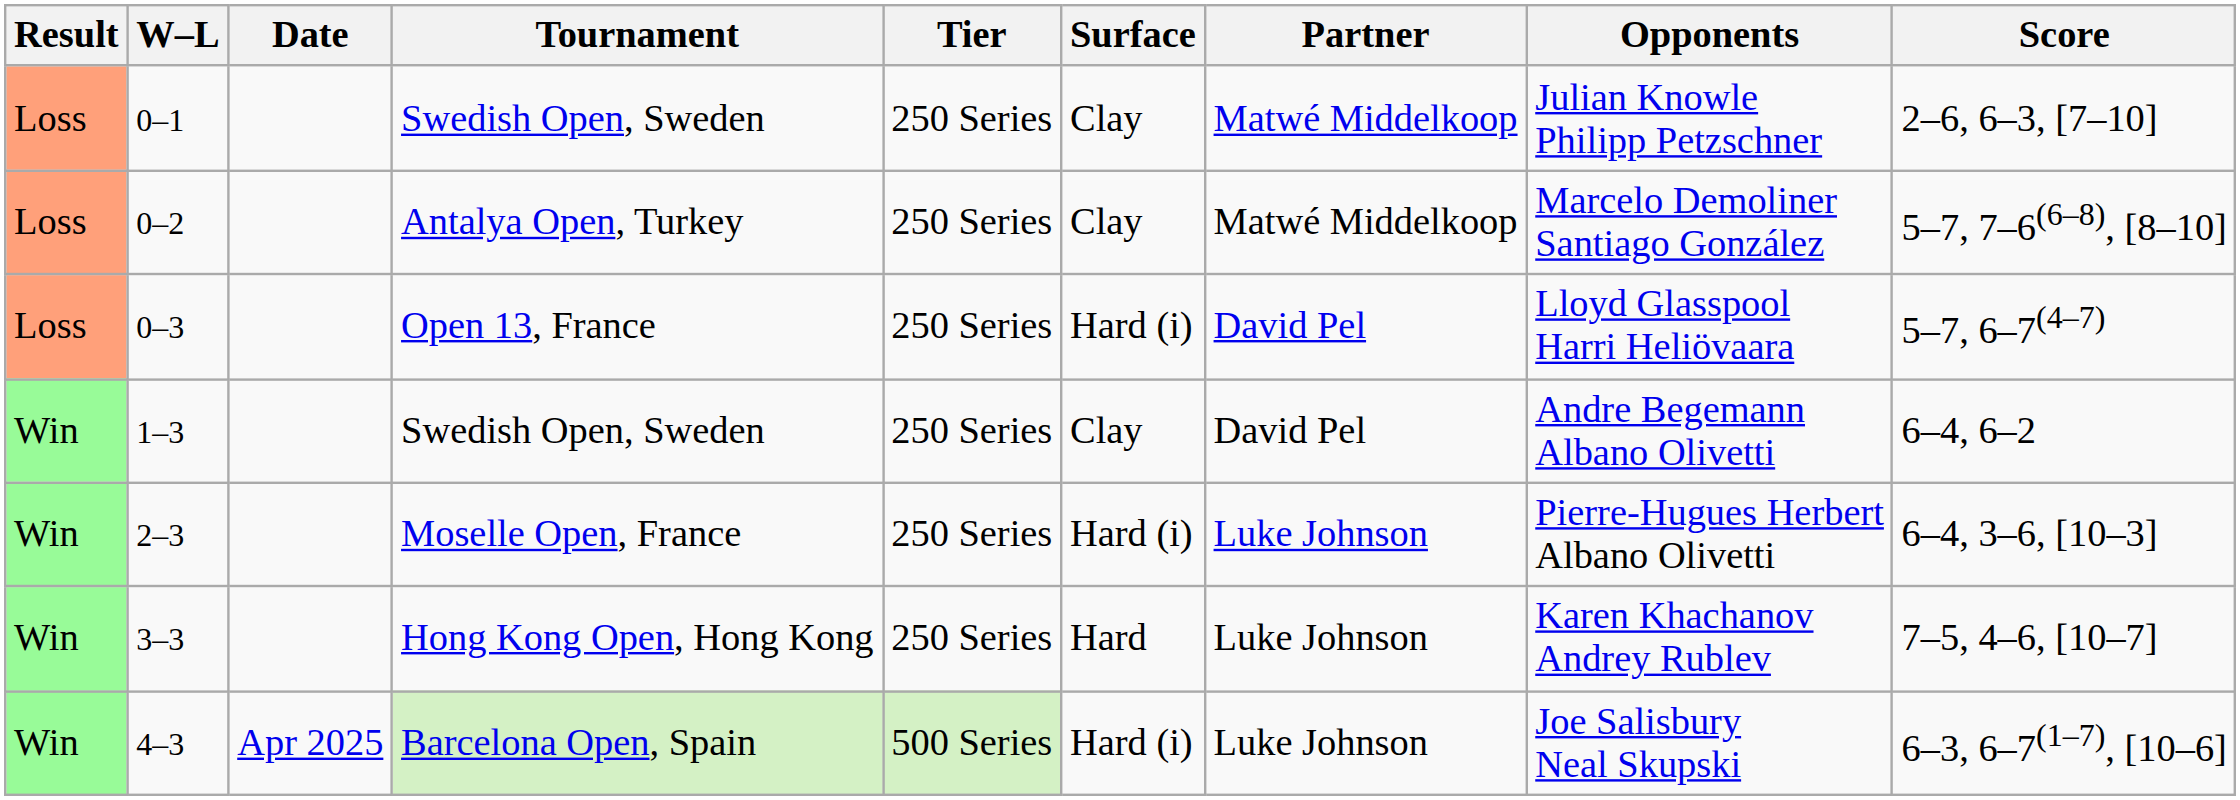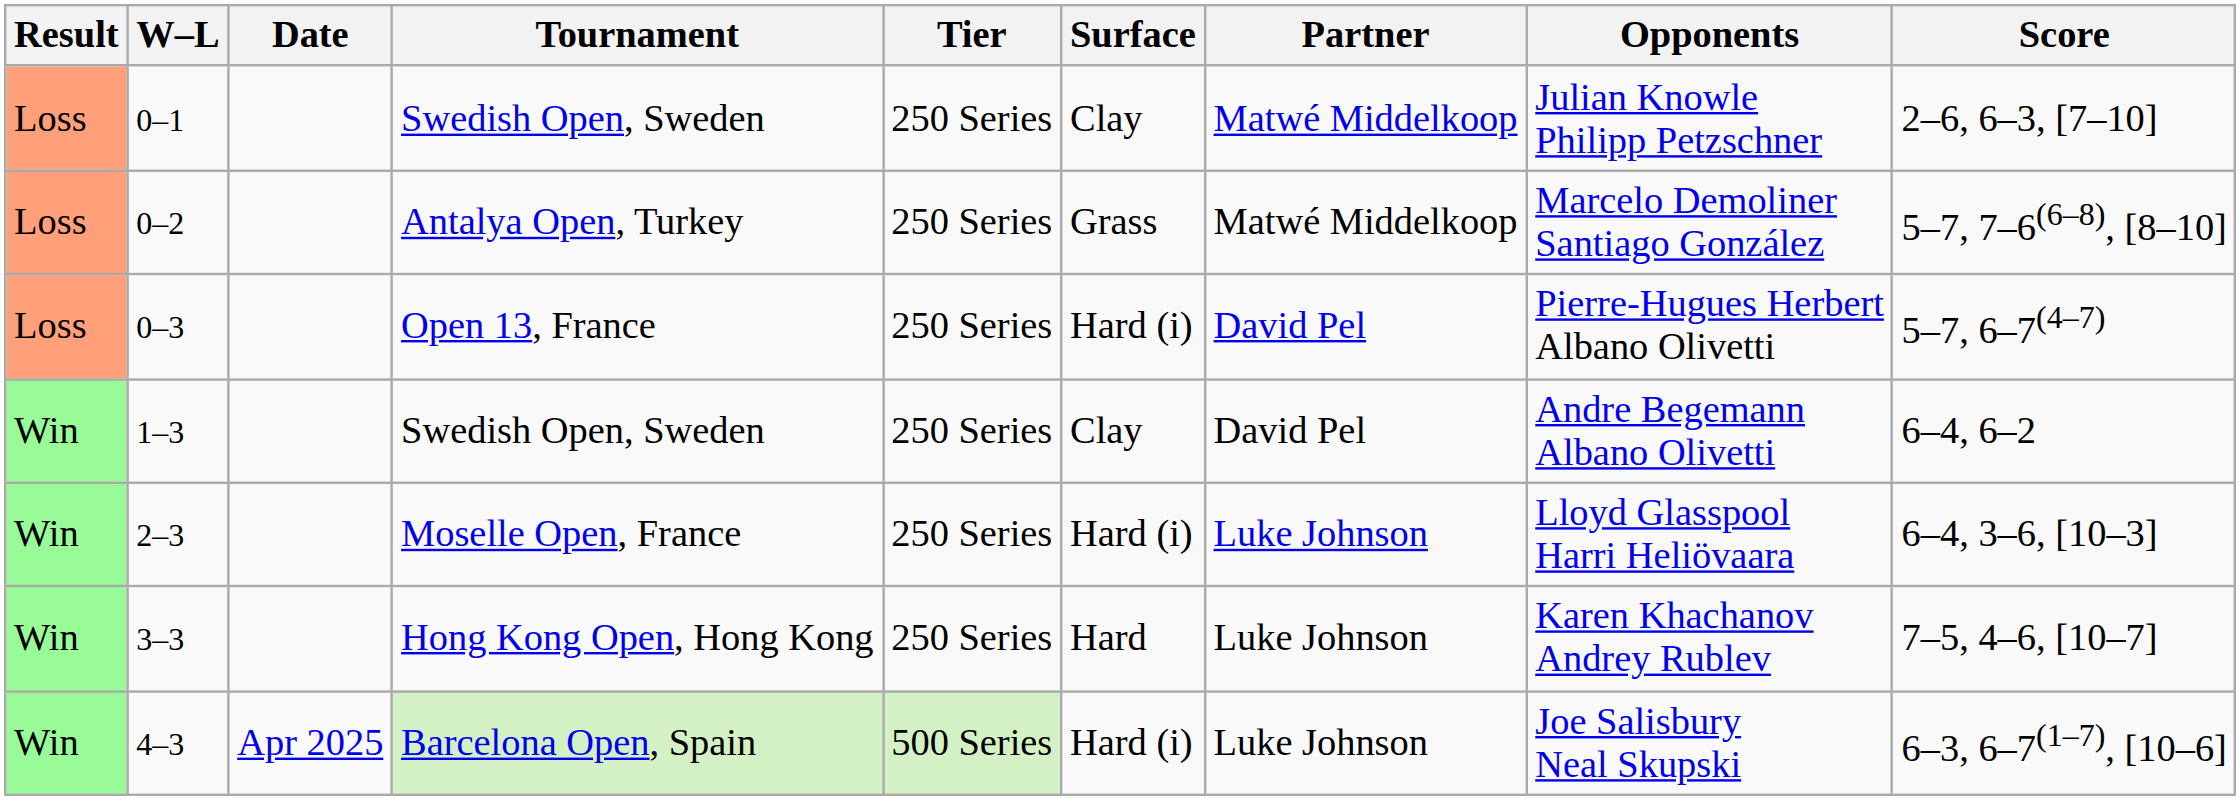(1106, 221) Clay -> (1114, 221) Grass
(1665, 325) Lloyd Glasspool Harri Heliövaara -> (1710, 325) Pierre-Hugues Herbert Albano Olivetti
(1710, 533) Pierre-Hugues Herbert Albano Olivetti -> (1665, 533) Lloyd Glasspool Harri Heliövaara
